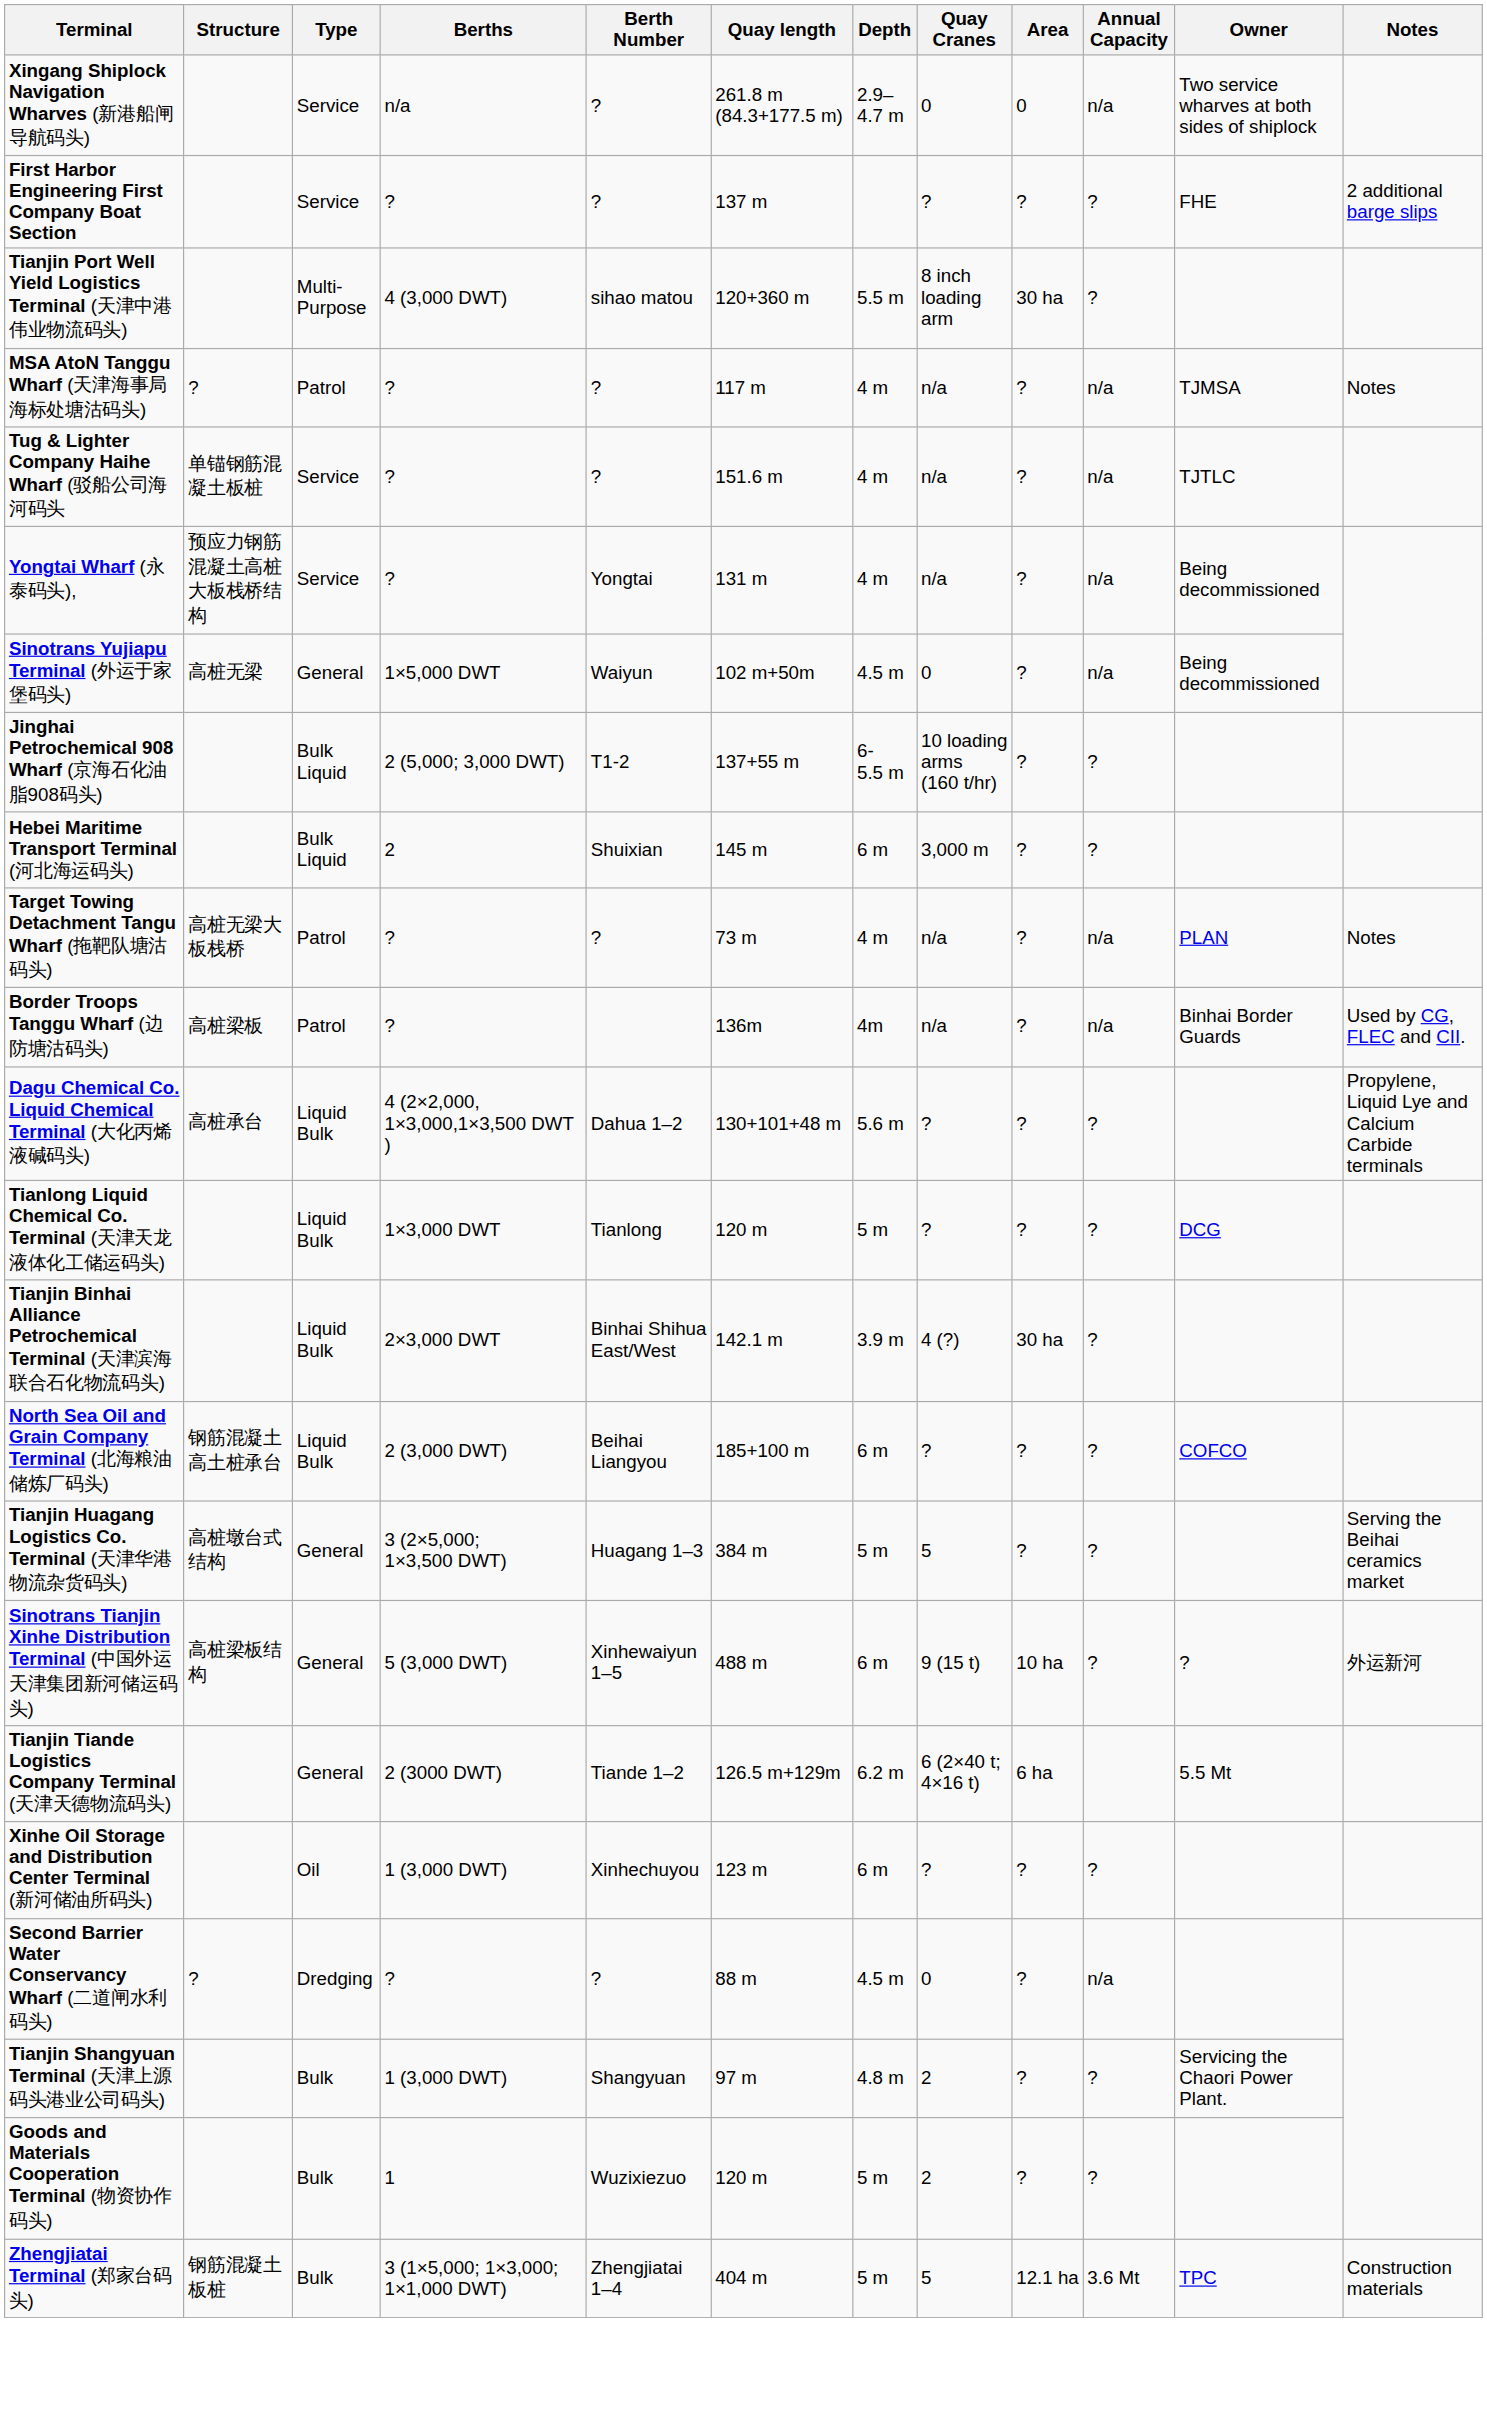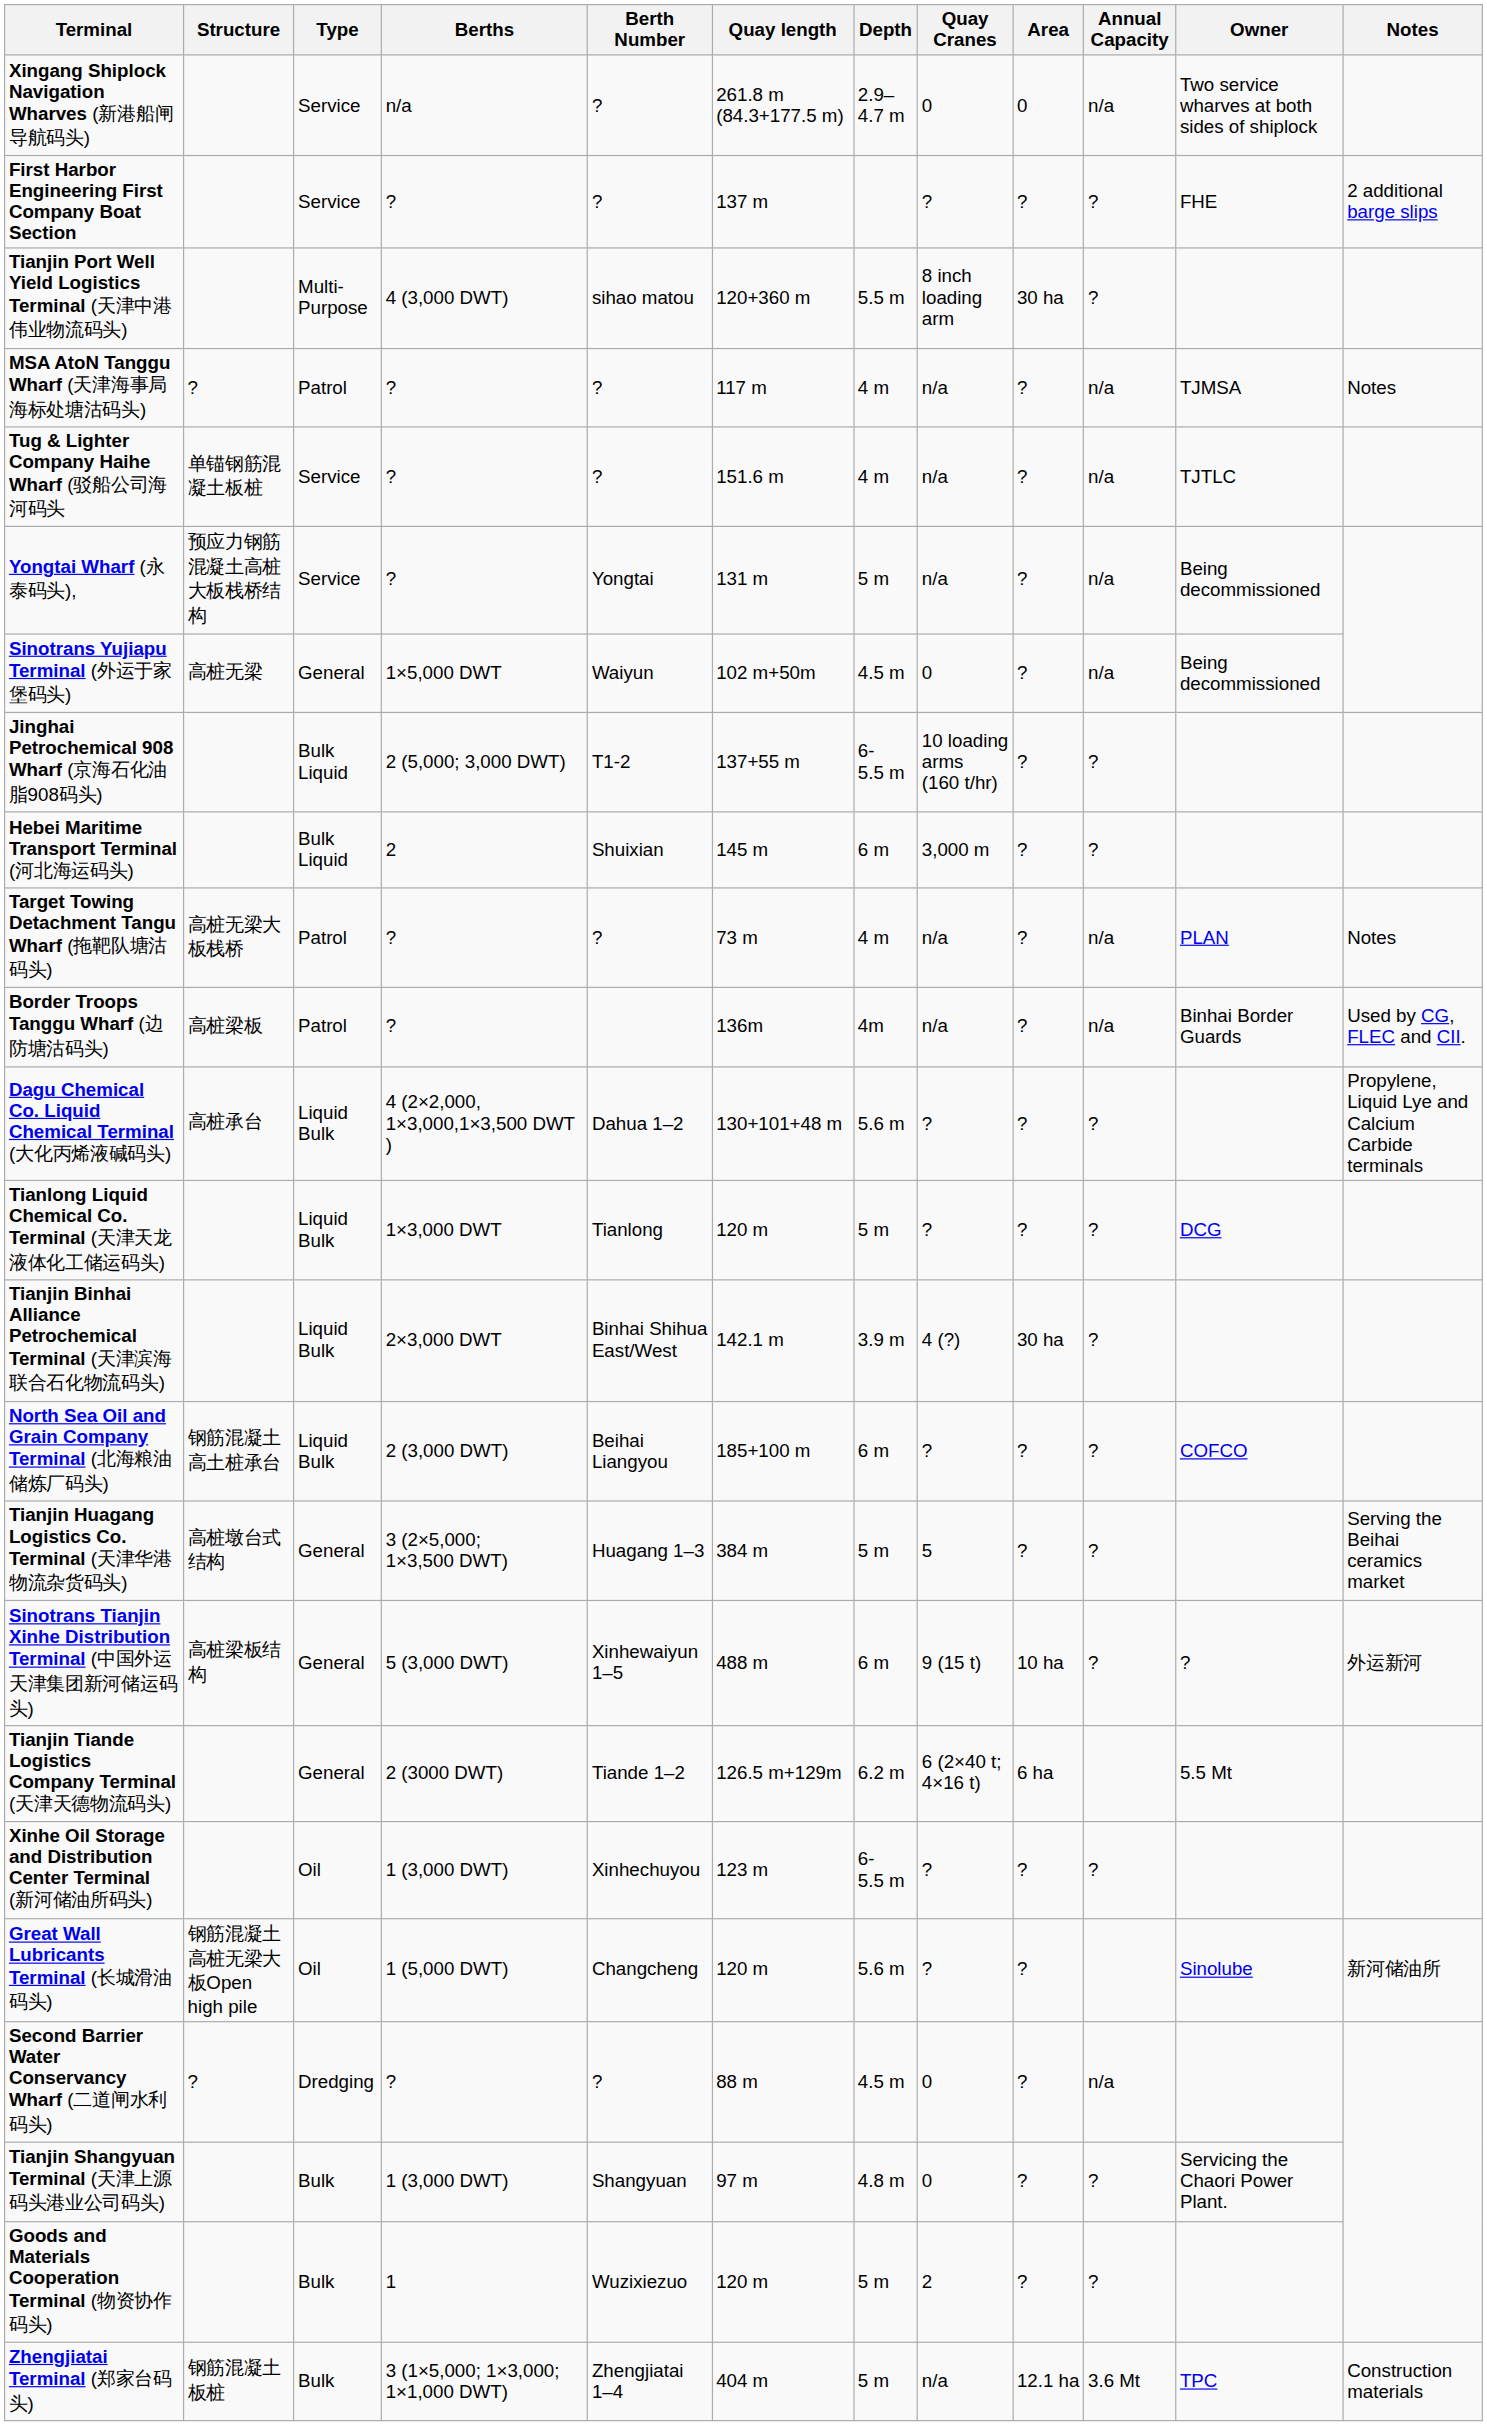(873, 580) 4 m -> (873, 580) 5 m
(873, 1869) 6 m -> (881, 1869) 6-5.5 m
+ row: (90, 1968)
(926, 2078) 2 -> (927, 2181) 0
(926, 2278) 5 -> (935, 2381) n/a
